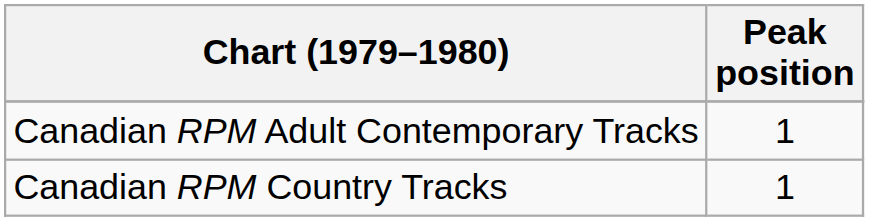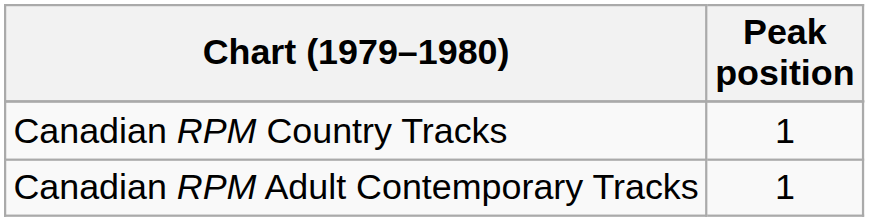rows swapped: (260, 186) <-> (356, 130)
